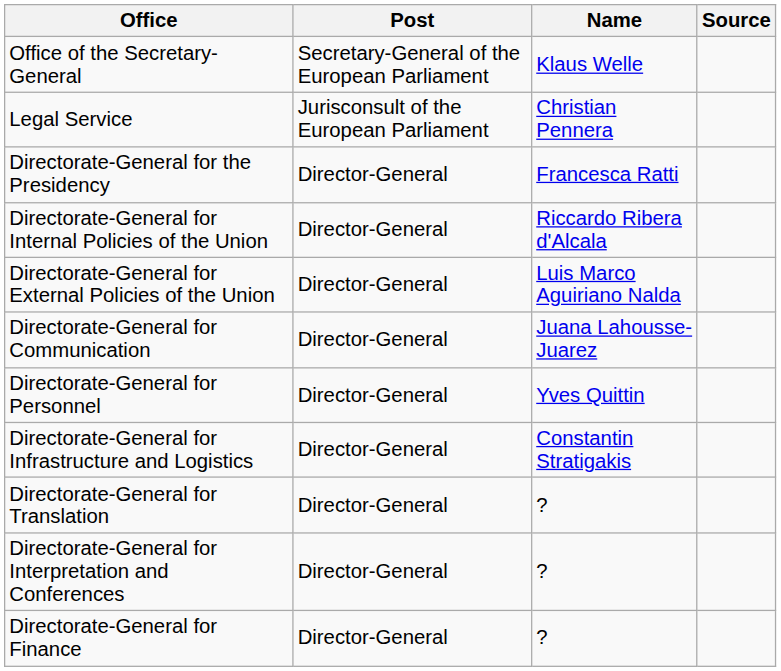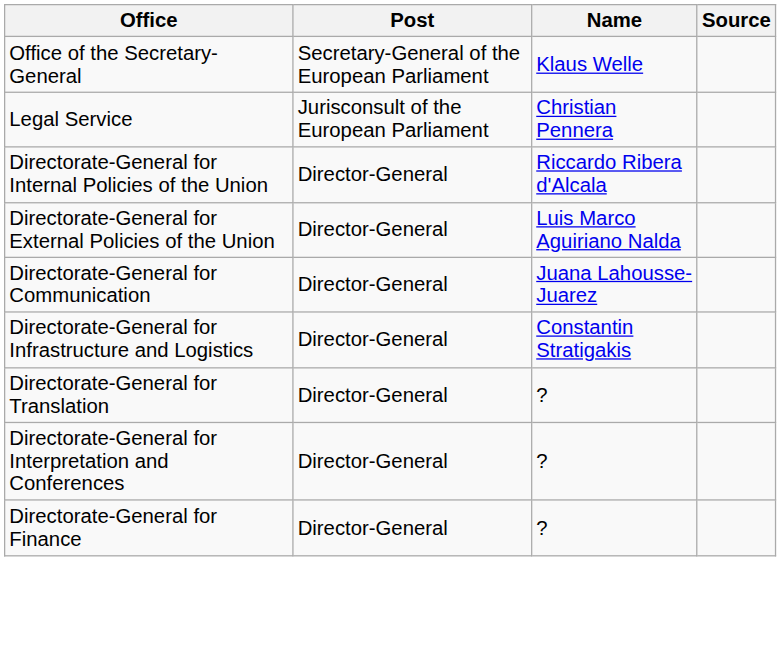- row: (130, 174)
- row: (113, 394)
